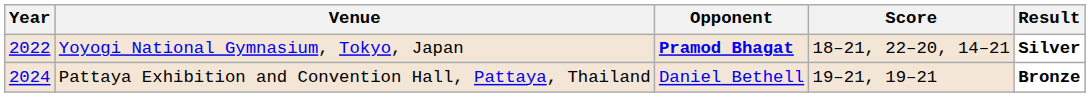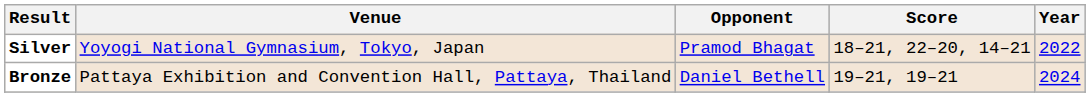columns swapped: (30, 19) <-> (1049, 19)
(726, 48) bold -> (747, 48) normal
